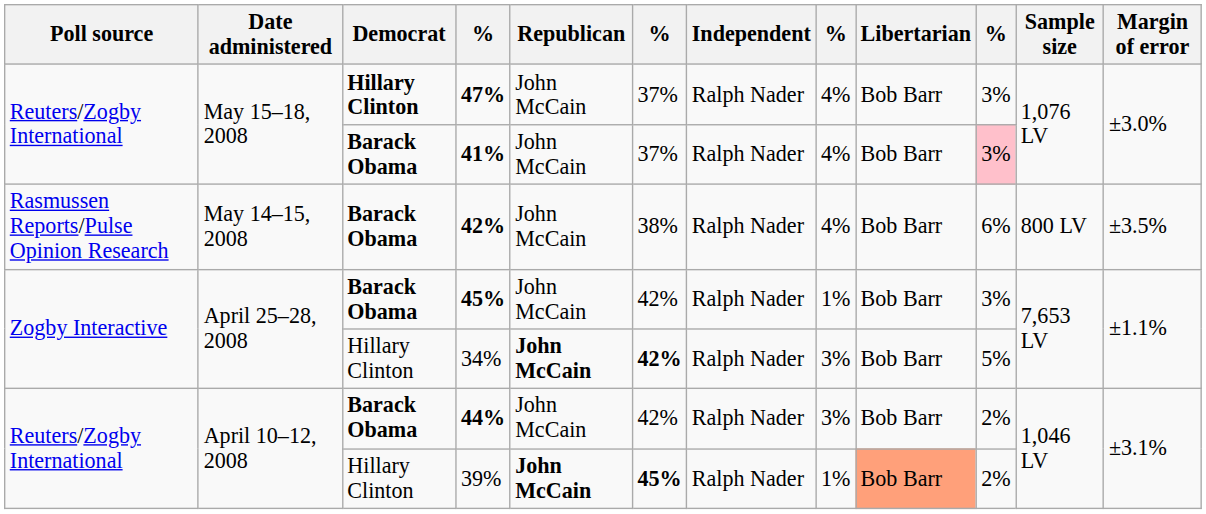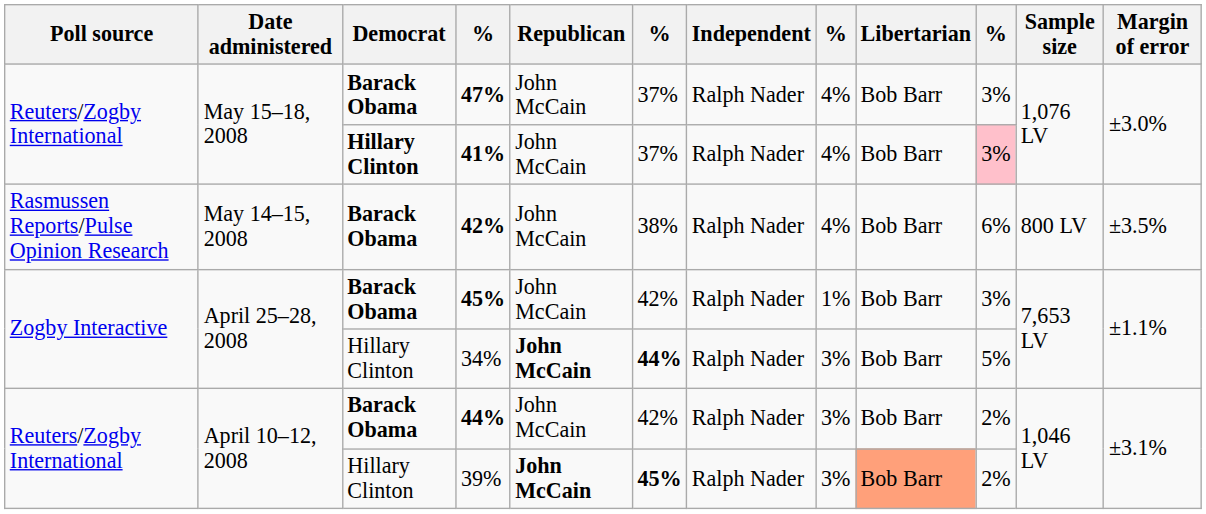(383, 94) Hillary Clinton -> (382, 94) Barack Obama
(382, 154) Barack Obama -> (383, 154) Hillary Clinton
(660, 358) 42% -> (660, 358) 44%
(836, 478) 1% -> (836, 478) 3%
